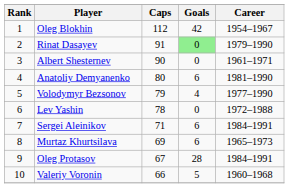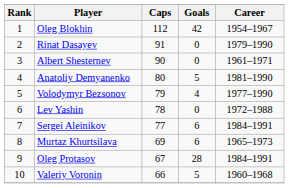(197, 45) lightgreen background -> (197, 45) no background
(197, 77) 6 -> (197, 77) 5
(160, 126) 71 -> (160, 126) 77
